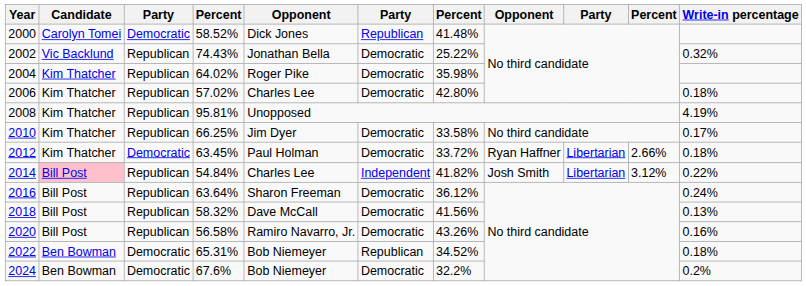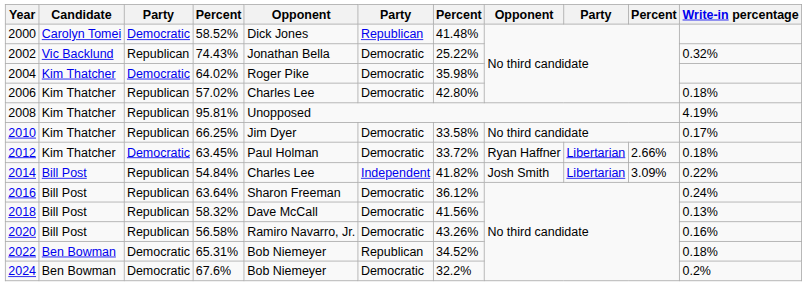(158, 73) Republican -> (158, 73) Democratic
(64, 172) pink background -> (64, 172) no background
(649, 172) 3.12% -> (649, 172) 3.09%
